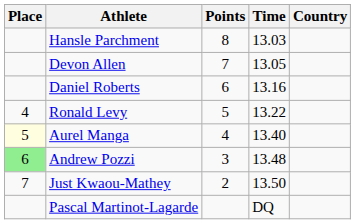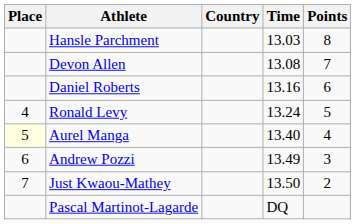columns swapped: (320, 16) <-> (225, 16)
(269, 64) 13.05 -> (283, 64) 13.08
(269, 111) 13.22 -> (283, 111) 13.24
(25, 159) lightgreen background -> (25, 159) no background
(269, 159) 13.48 -> (283, 159) 13.49
